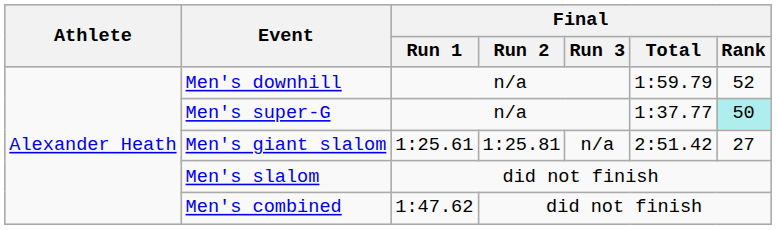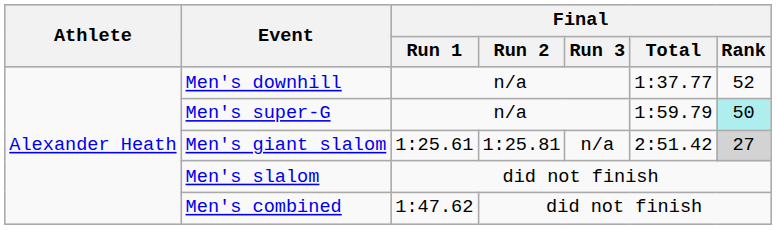(673, 83) 1:59.79 -> (673, 83) 1:37.77
(673, 114) 1:37.77 -> (673, 114) 1:59.79
(744, 145) no background -> (744, 145) lightgrey background
